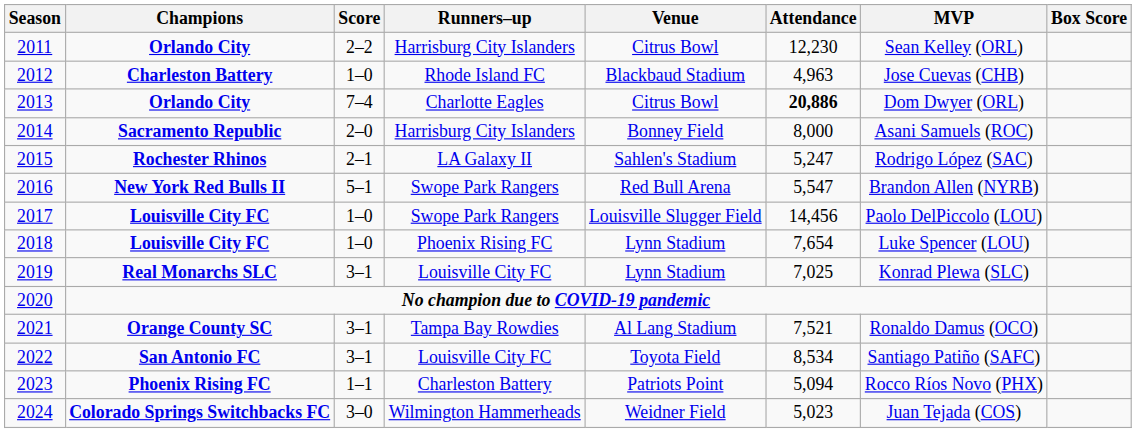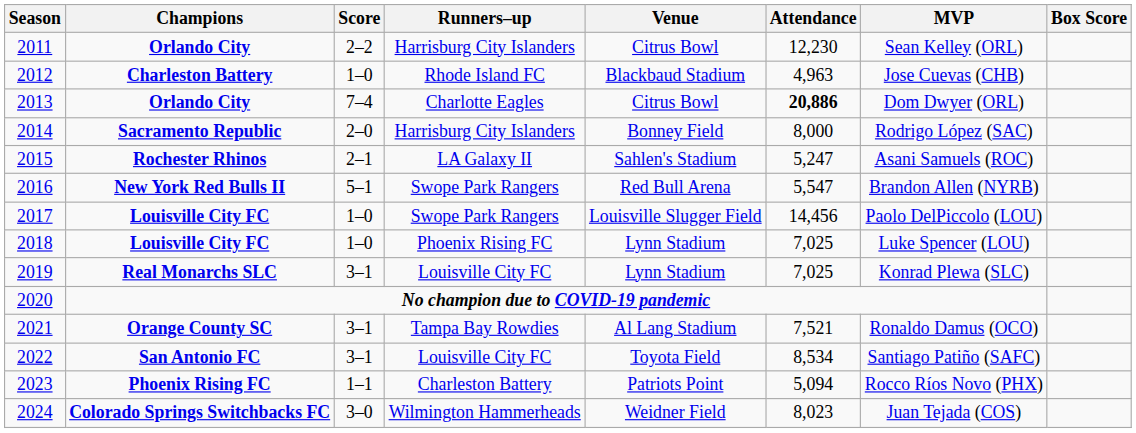(954, 131) Asani Samuels (ROC) -> (954, 131) Rodrigo López (SAC)
(954, 159) Rodrigo López (SAC) -> (954, 159) Asani Samuels (ROC)
(813, 243) 7,654 -> (813, 243) 7,025
(813, 412) 5,023 -> (813, 412) 8,023
